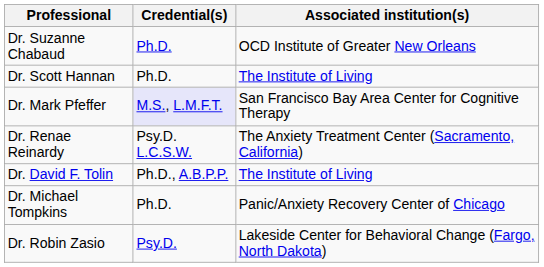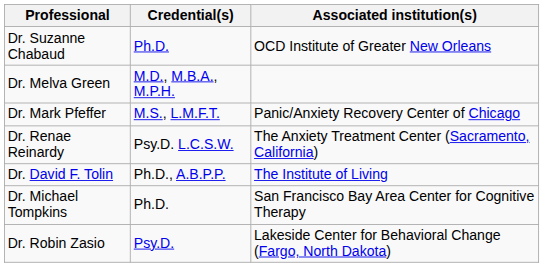+ row: (59, 84)
- row: (61, 76)
(180, 106) lavender background -> (177, 114) no background
(379, 106) San Francisco Bay Area Center for Cognitive Therapy -> (387, 114) Panic/Anxiety Recovery Center of Chicago
(372, 205) Panic/Anxiety Recovery Center of Chicago -> (394, 205) San Francisco Bay Area Center for Cognitive Therapy
